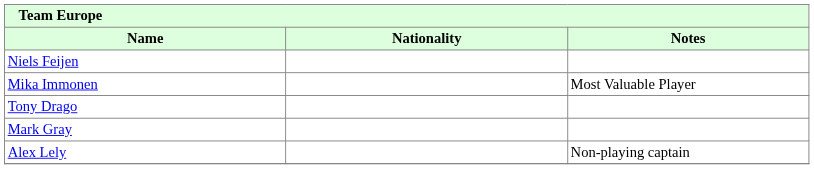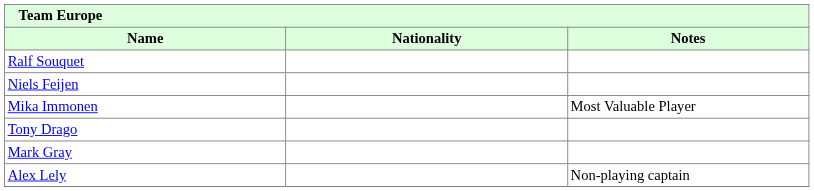+ row: (46, 61)
